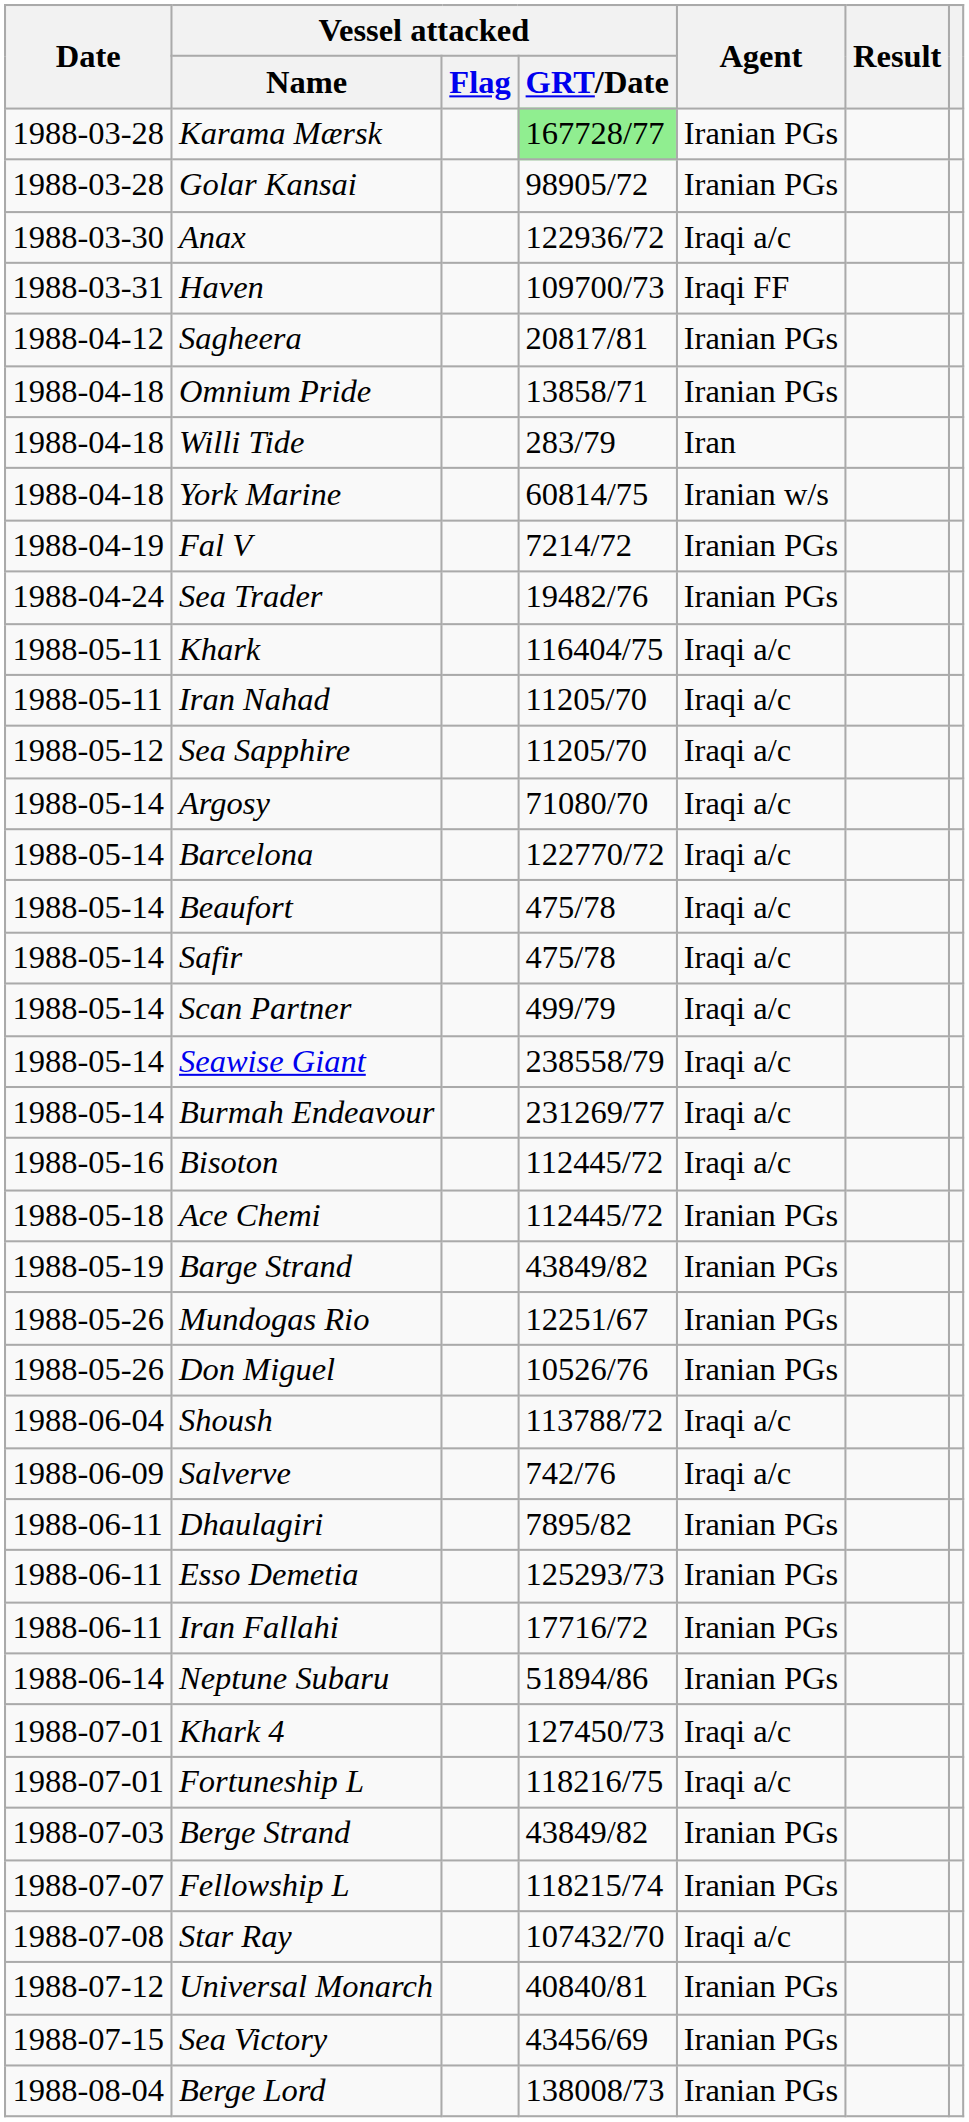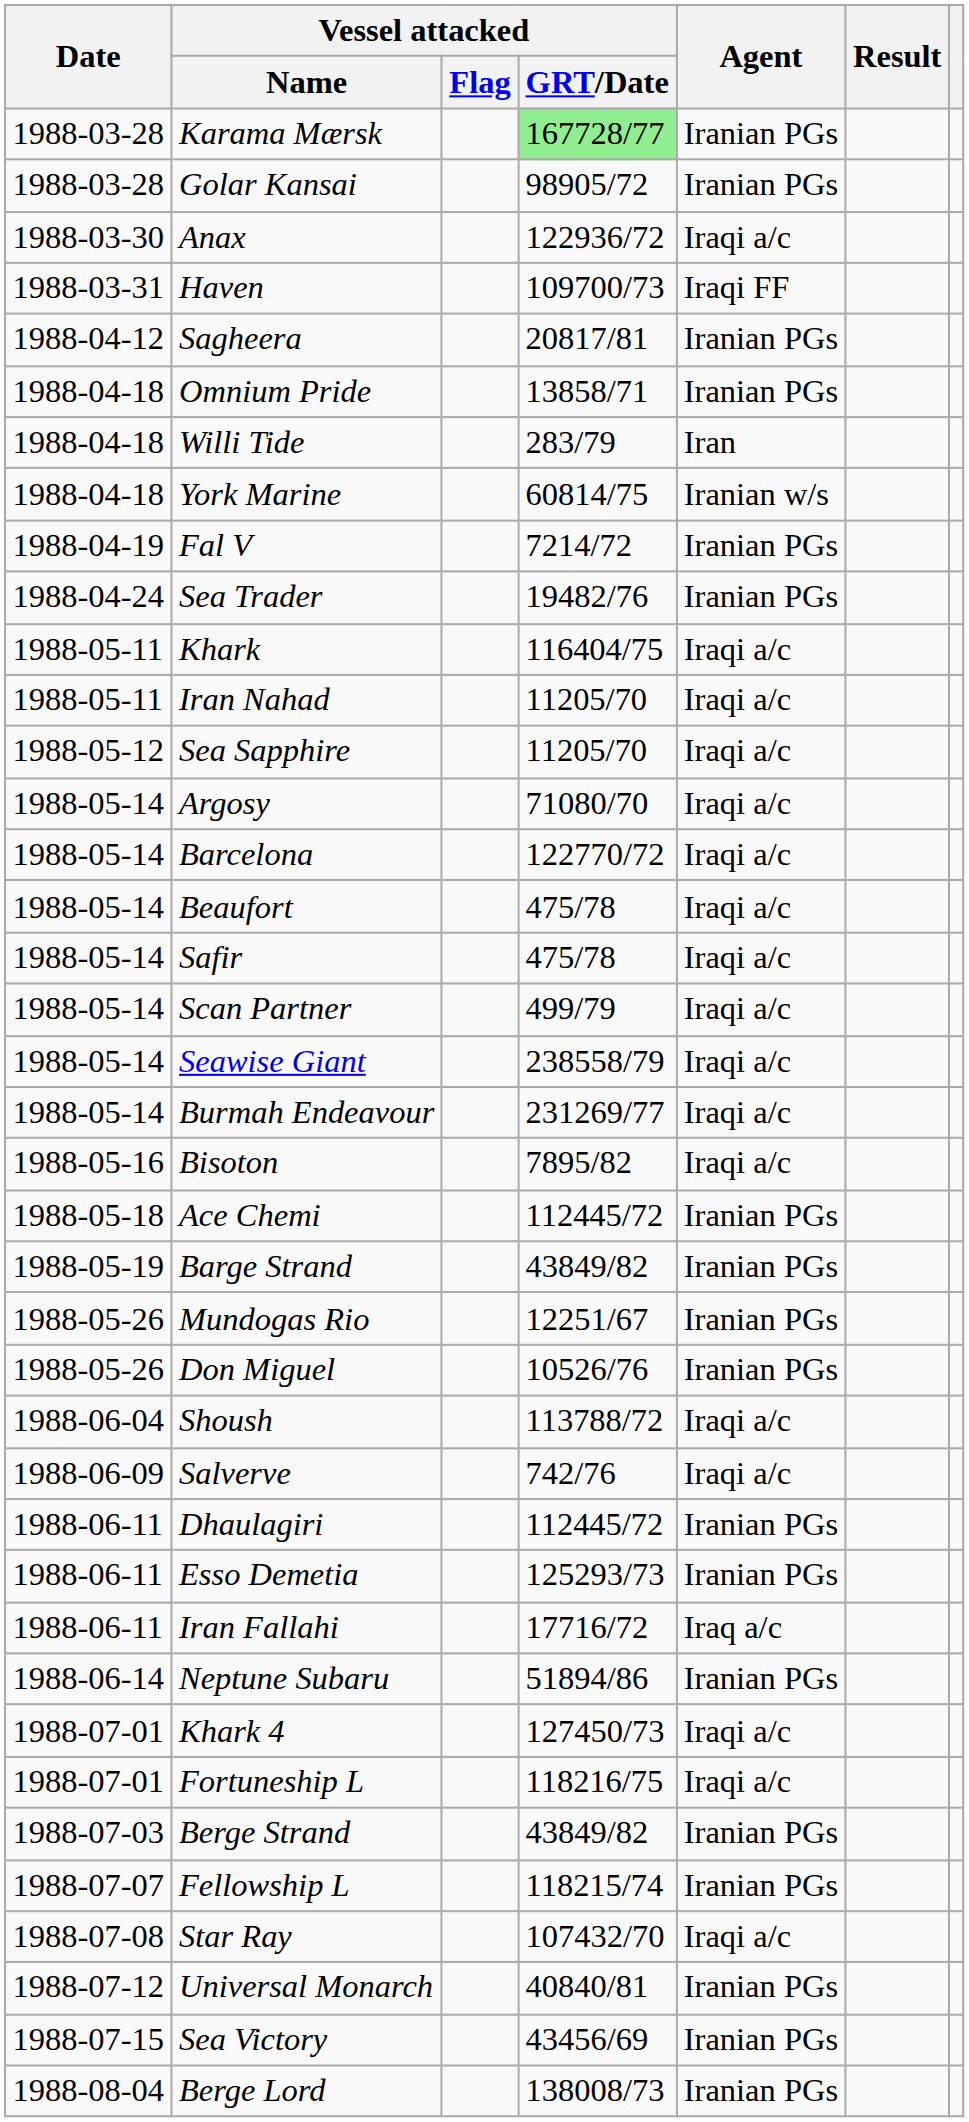(594, 1163) 112445/72 -> (579, 1163) 7895/82
(579, 1524) 7895/82 -> (594, 1524) 112445/72
(761, 1627) Iranian PGs -> (733, 1627) Iraq a/c
